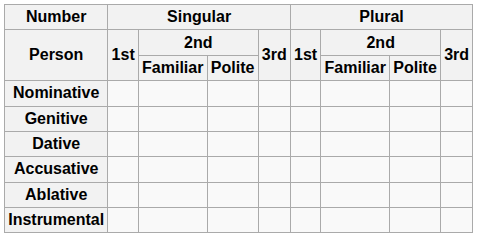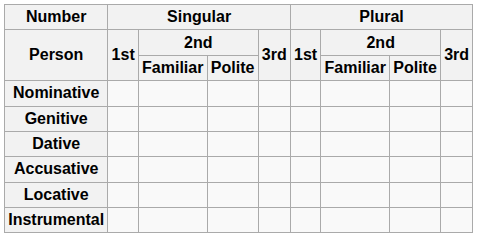+ row: (56, 194)
- row: (56, 194)
